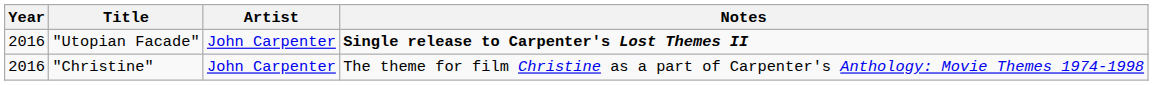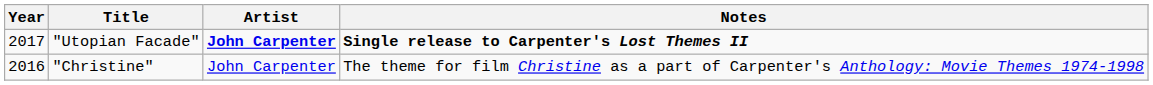(27, 42) 2016 -> (27, 42) 2017
(271, 42) normal -> (271, 42) bold
